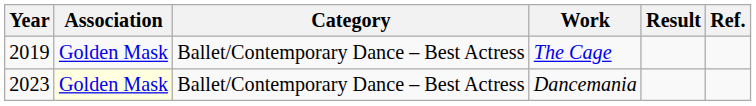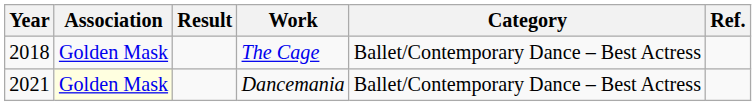columns swapped: (351, 20) <-> (674, 20)
(29, 52) 2019 -> (29, 52) 2018
(29, 84) 2023 -> (29, 84) 2021
